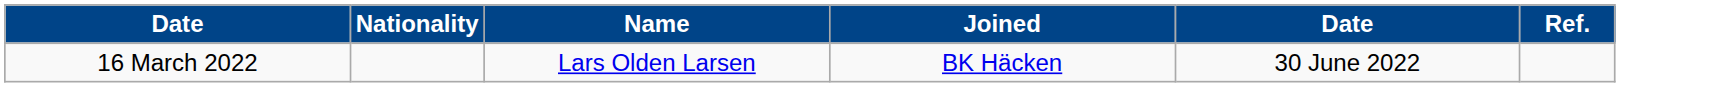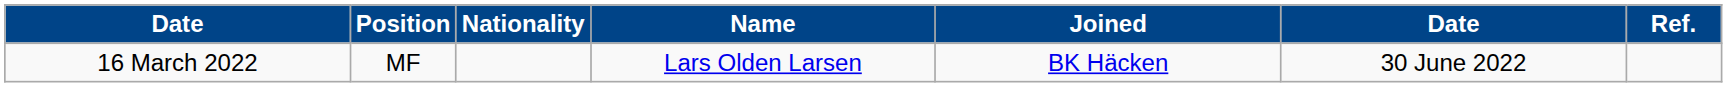+ column: (403, 24)
